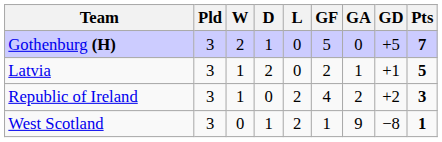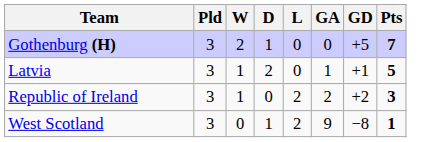- column: (327, 17)
